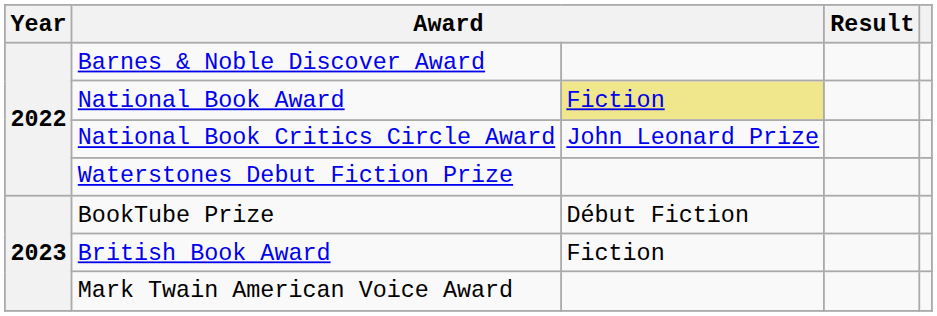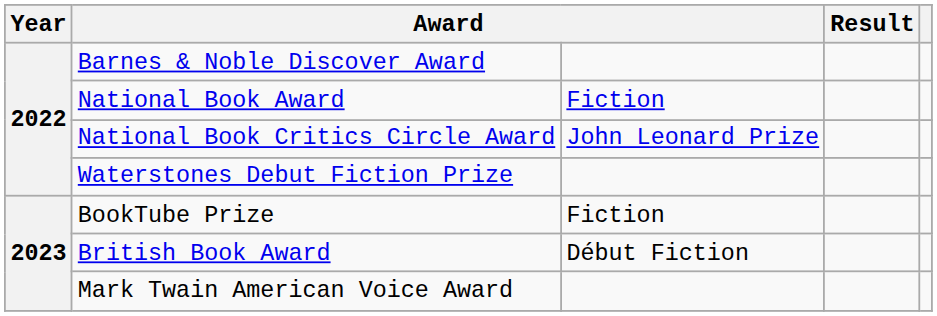(616, 100) khaki background -> (616, 100) no background
(658, 215) Début Fiction -> (616, 215) Fiction
(616, 253) Fiction -> (658, 253) Début Fiction
